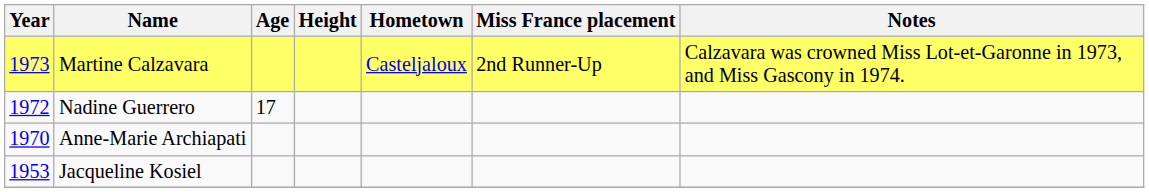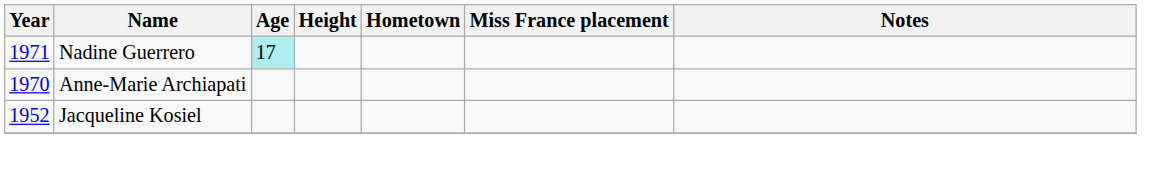- row: (134, 63)
(29, 107) 1972 -> (29, 52) 1971
(266, 107) no background -> (266, 52) paleturquoise background
(29, 171) 1953 -> (29, 116) 1952
